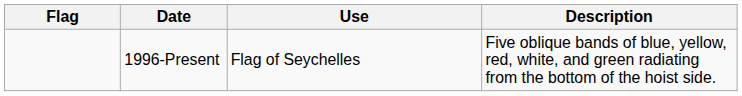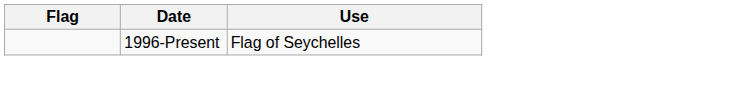- column: (609, 17)
